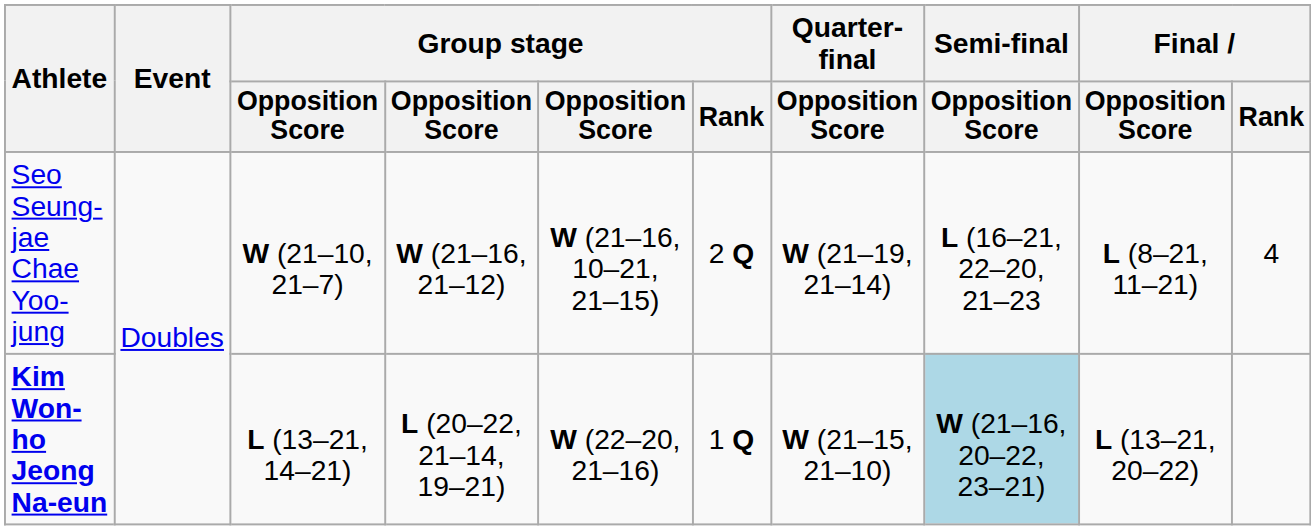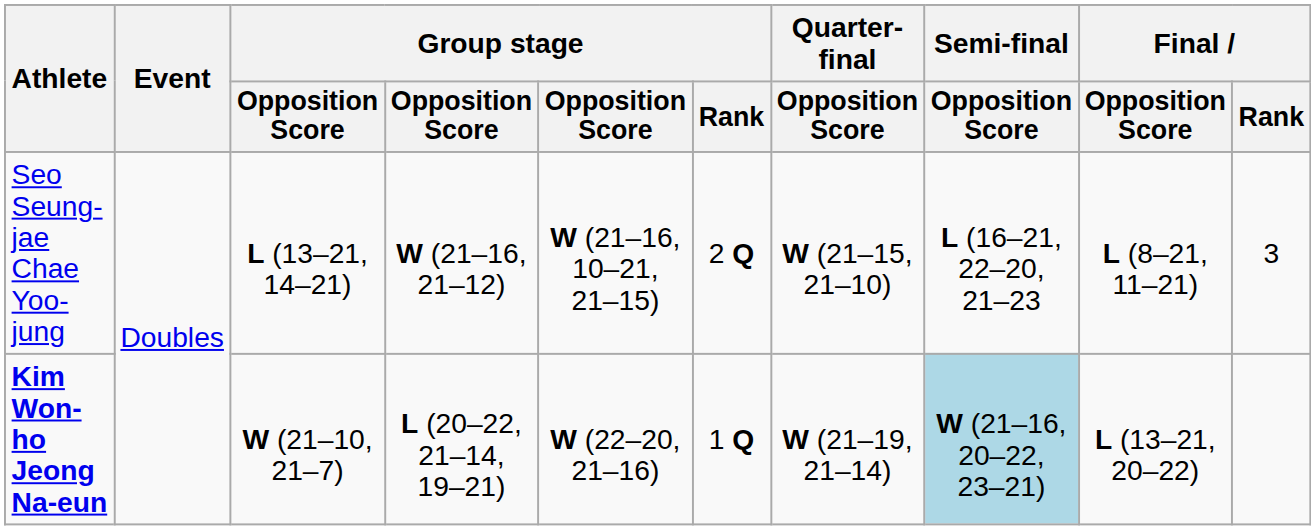(308, 269) W (21–10, 21–7) -> (308, 269) L (13–21, 14–21)
(847, 269) W (21–19, 21–14) -> (847, 269) W (21–15, 21–10)
(1271, 253) 4 -> (1271, 253) 3
(308, 455) L (13–21, 14–21) -> (308, 455) W (21–10, 21–7)
(847, 455) W (21–15, 21–10) -> (847, 455) W (21–19, 21–14)
